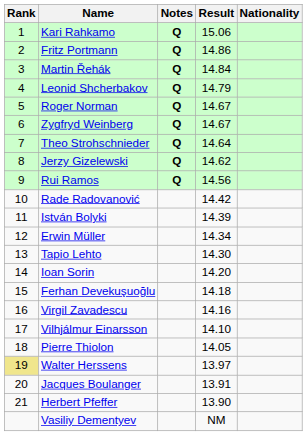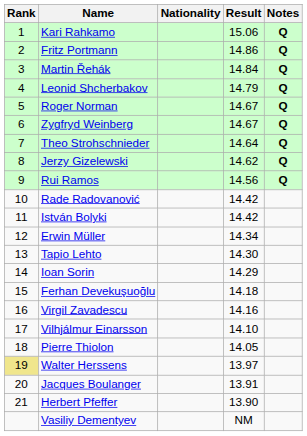columns swapped: (269, 13) <-> (177, 13)
(216, 217) 14.39 -> (244, 217) 14.42
(216, 273) 14.20 -> (244, 273) 14.29
